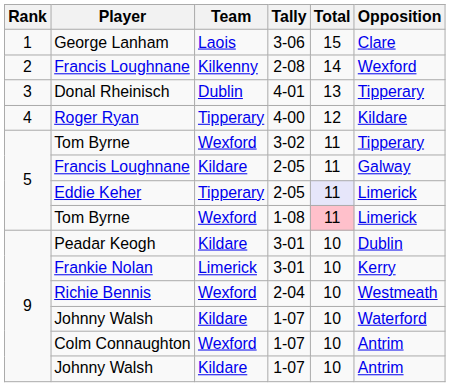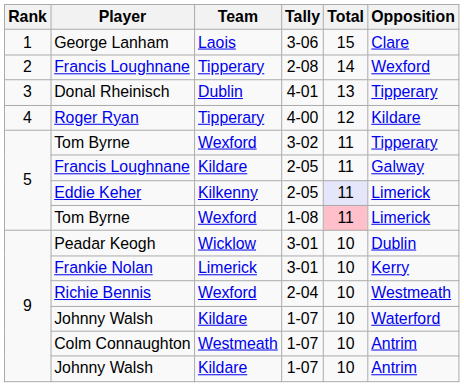(228, 67) Kilkenny -> (231, 67) Tipperary
(231, 192) Tipperary -> (228, 192) Kilkenny
(223, 243) Kildare -> (227, 243) Wicklow
(227, 343) Wexford -> (238, 343) Westmeath
